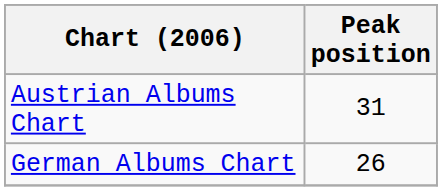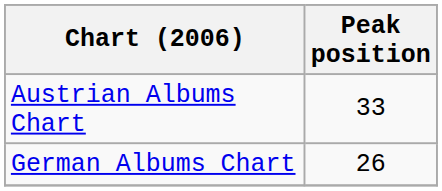(371, 109) 31 -> (371, 109) 33
